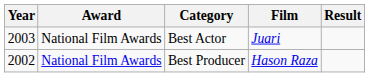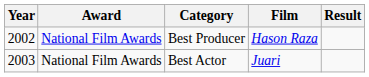rows swapped: (206, 61) <-> (197, 38)
